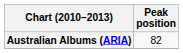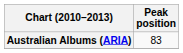(156, 40) 82 -> (156, 40) 83
